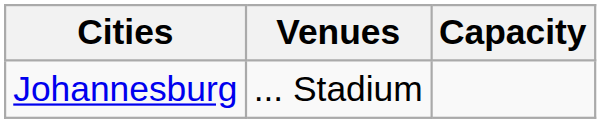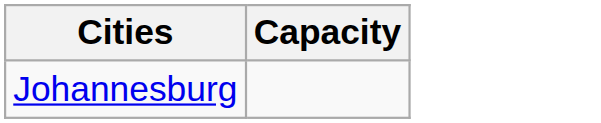- column: (338, 32)
